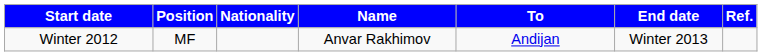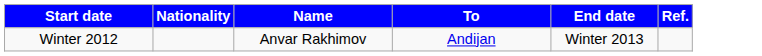- column: (185, 16)
